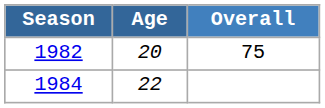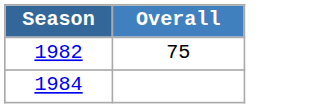- column: (150, 21)
